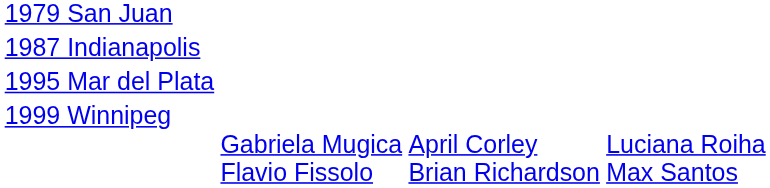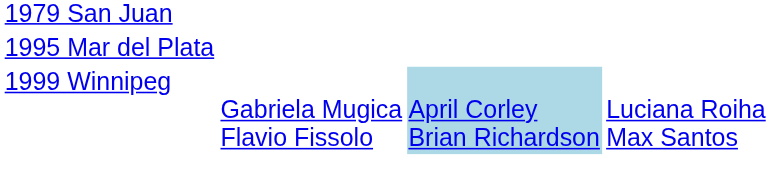- row: (103, 47)
(504, 158) no background -> (504, 124) lightblue background
